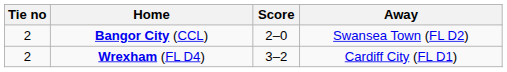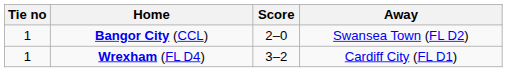(27, 35) 2 -> (27, 35) 1
(27, 56) 2 -> (27, 56) 1
